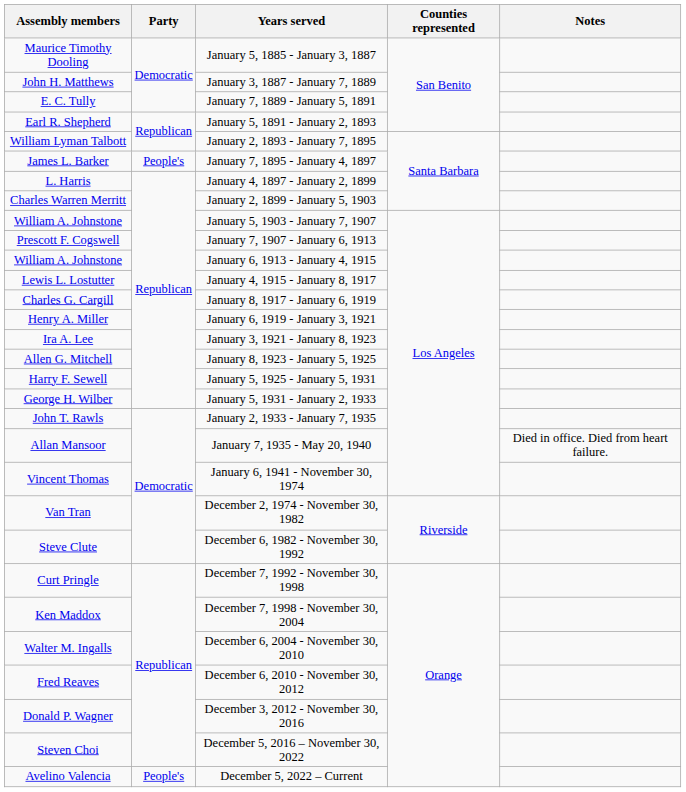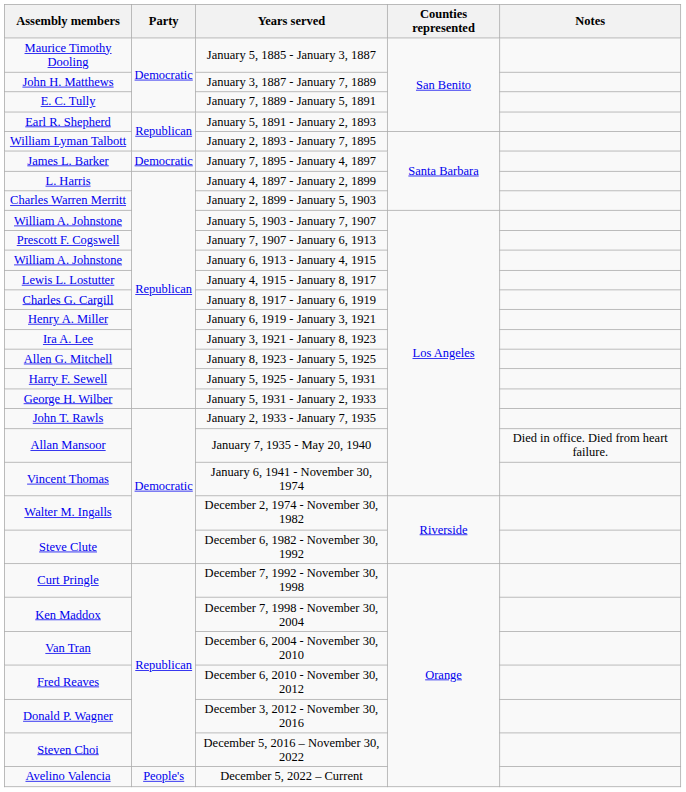(164, 161) People's -> (164, 161) Democratic
(68, 513) Van Tran -> (68, 513) Walter M. Ingalls
(68, 648) Walter M. Ingalls -> (68, 648) Van Tran
